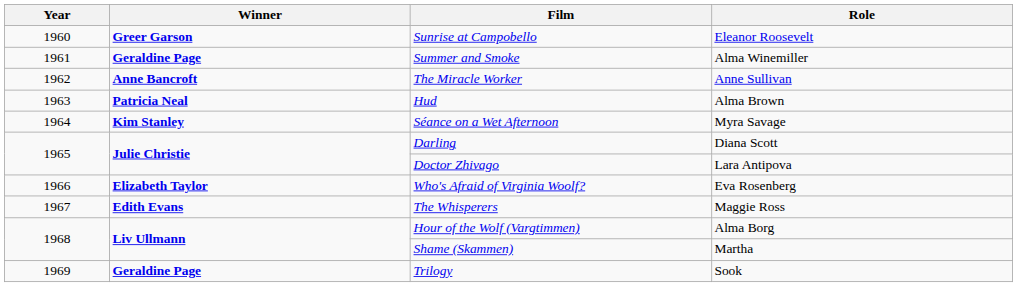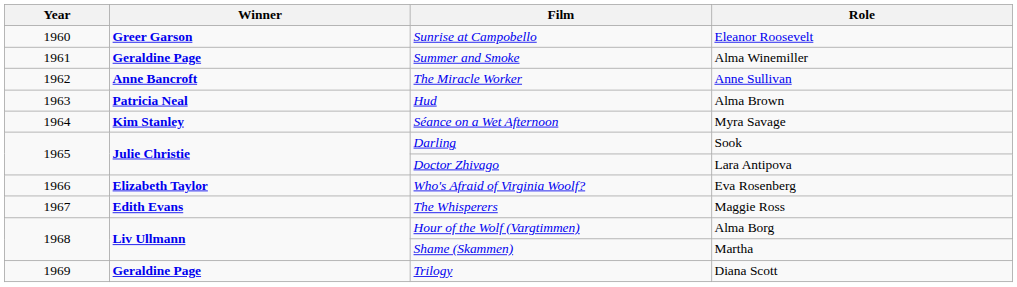(746, 143) Diana Scott -> (728, 143) Sook
(728, 270) Sook -> (746, 270) Diana Scott
